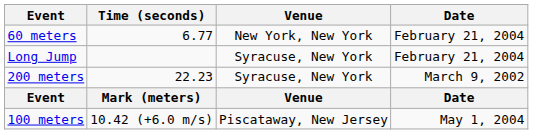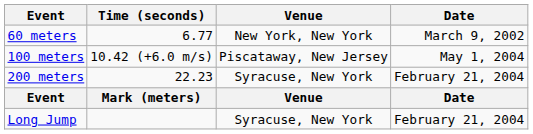(459, 36) February 21, 2004 -> (474, 36) March 9, 2002
rows swapped: (46, 119) <-> (42, 56)
(474, 77) March 9, 2002 -> (459, 77) February 21, 2004
